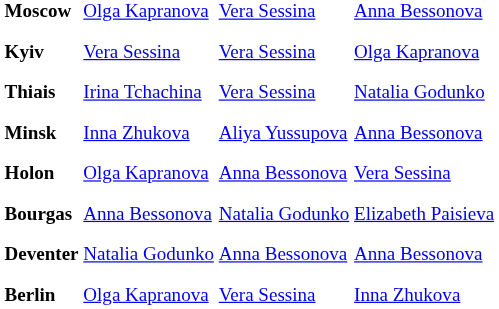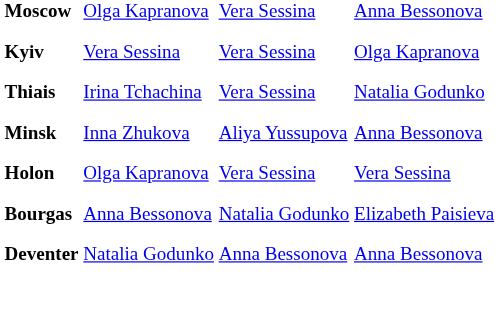(283, 173) Anna Bessonova -> (267, 173) Vera Sessina
- row: (30, 294)
